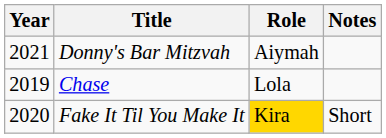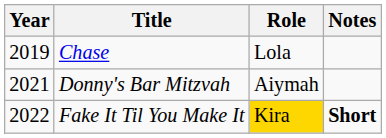rows swapped: (84, 84) <-> (144, 52)
(29, 116) 2020 -> (29, 116) 2022
(350, 116) normal -> (352, 116) bold
